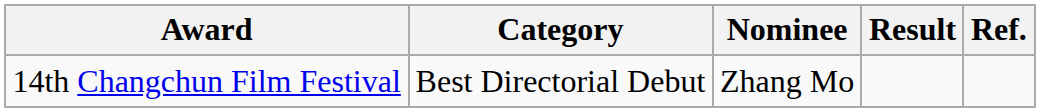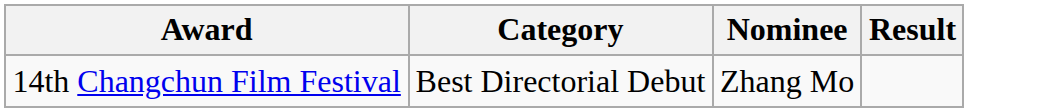- column: (999, 29)
